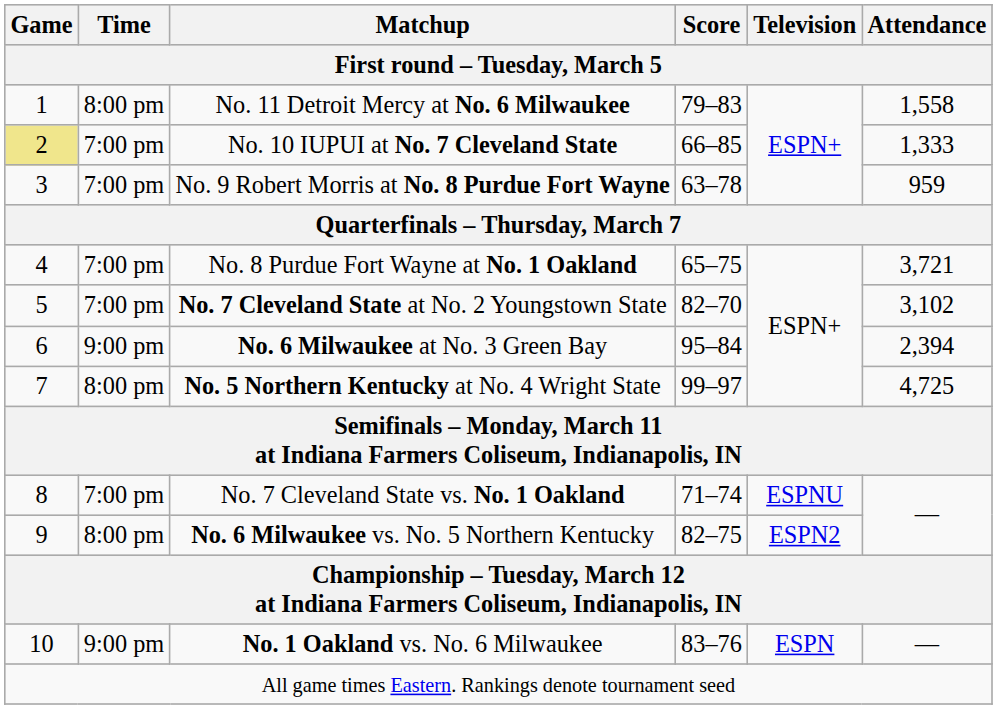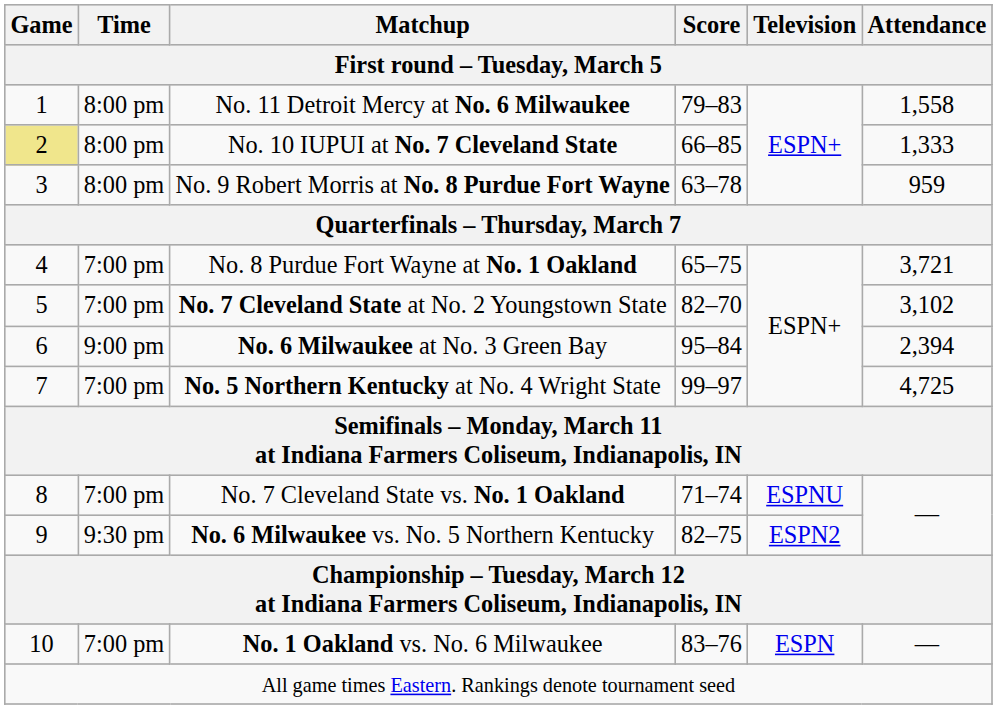(124, 145) 7:00 pm -> (124, 145) 8:00 pm
(124, 185) 7:00 pm -> (124, 185) 8:00 pm
(124, 385) 8:00 pm -> (124, 385) 7:00 pm
(124, 534) 8:00 pm -> (124, 534) 9:30 pm
(124, 643) 9:00 pm -> (124, 643) 7:00 pm
